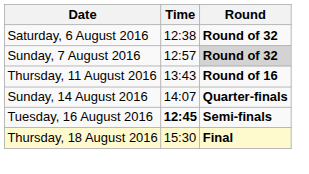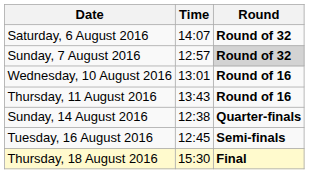(180, 35) 12:38 -> (194, 35) 14:07
+ row: (90, 76)
(180, 96) 14:07 -> (194, 117) 12:38
(180, 117) bold -> (194, 138) normal
